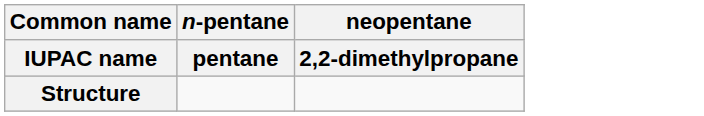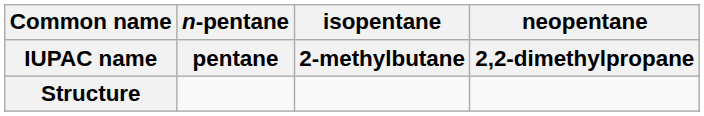+ column: (382, 57)
